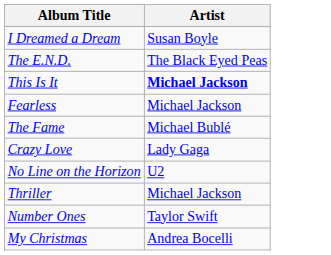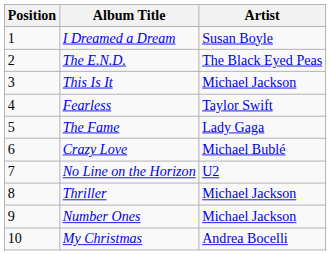+ column: (32, 15)
(197, 82) bold -> (249, 82) normal
(194, 104) Michael Jackson -> (237, 104) Taylor Swift
(189, 127) Michael Bublé -> (233, 127) Lady Gaga
(178, 149) Lady Gaga -> (244, 149) Michael Bublé
(182, 216) Taylor Swift -> (249, 216) Michael Jackson
